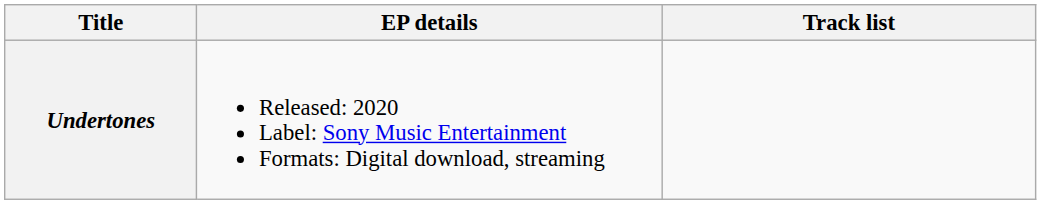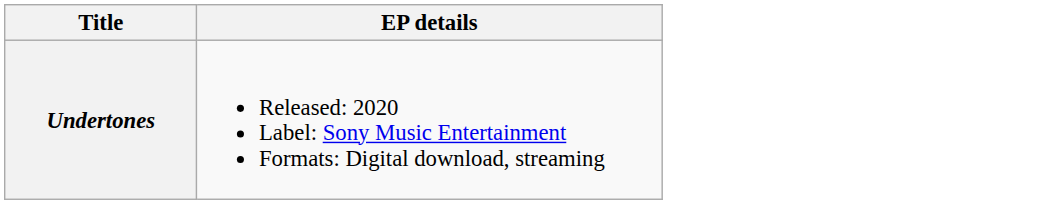- column: (849, 22)
